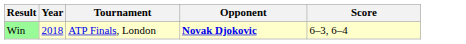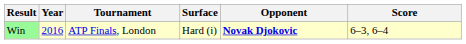+ column: (200, 13)
(52, 30) 2018 -> (52, 30) 2016
